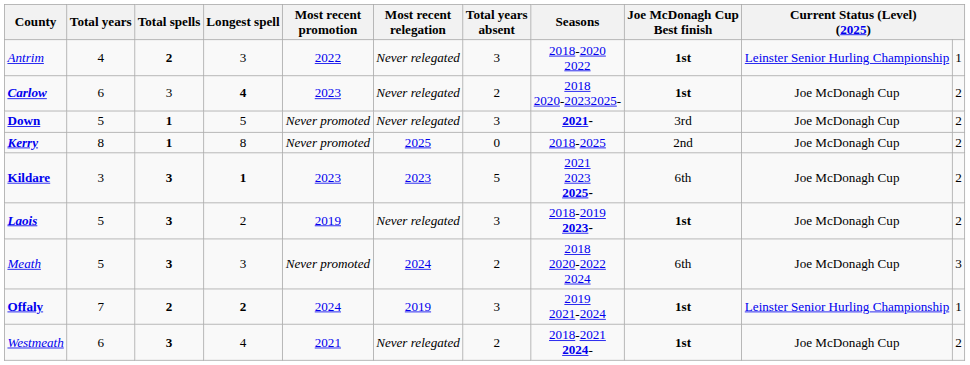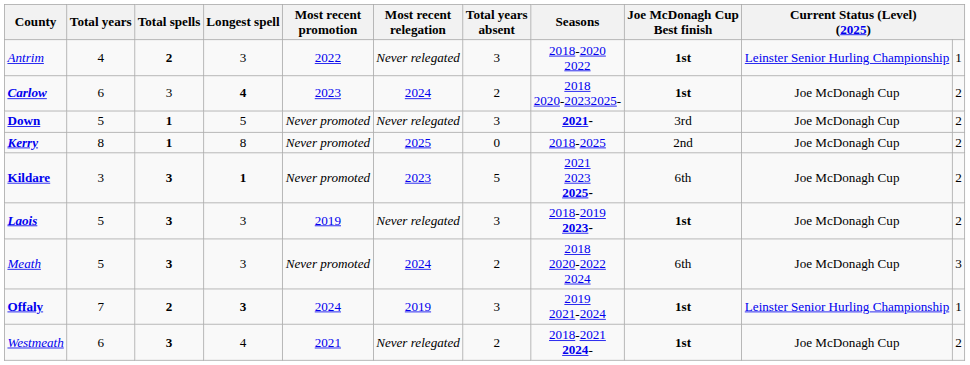(418, 93) Never relegated -> (418, 93) 2024
(328, 177) 2023 -> (328, 177) Never promoted
(243, 220) 2 -> (243, 220) 3
(243, 306) 2 -> (243, 306) 3
